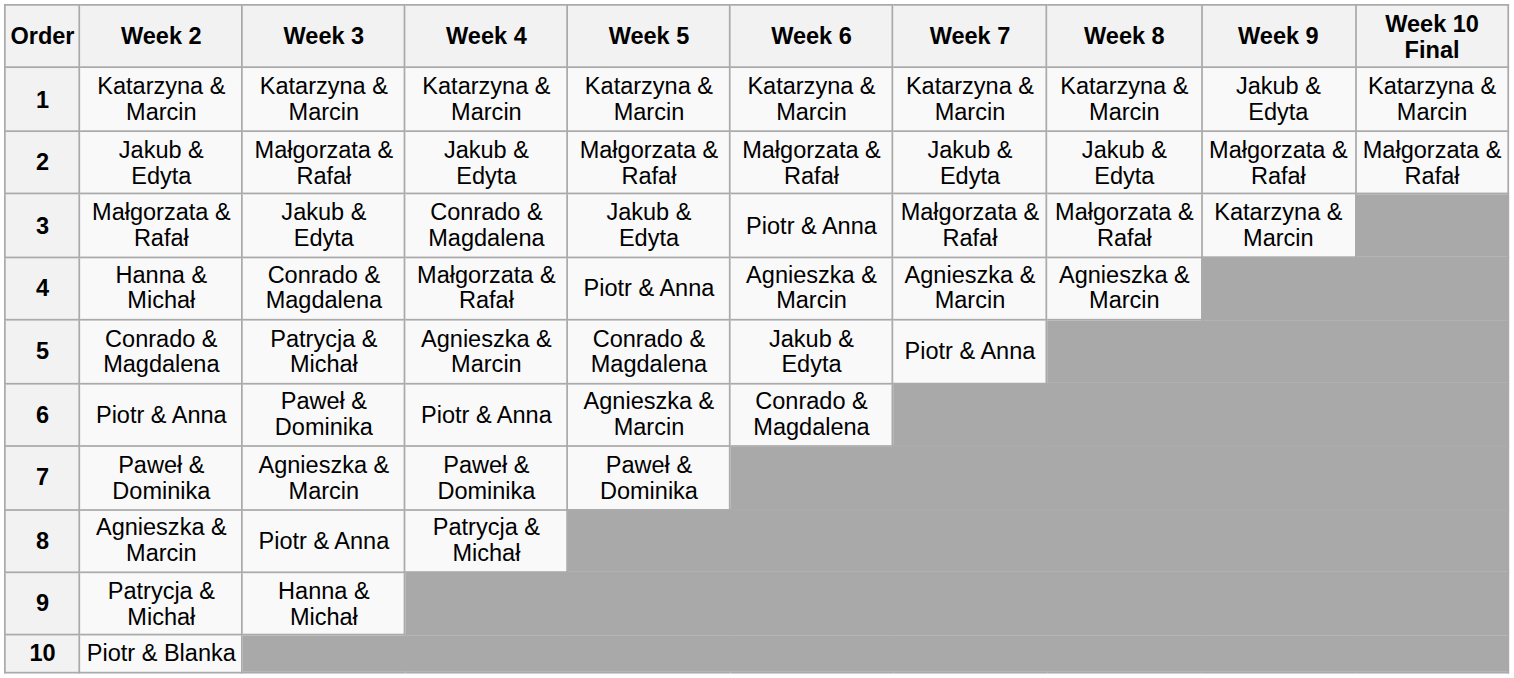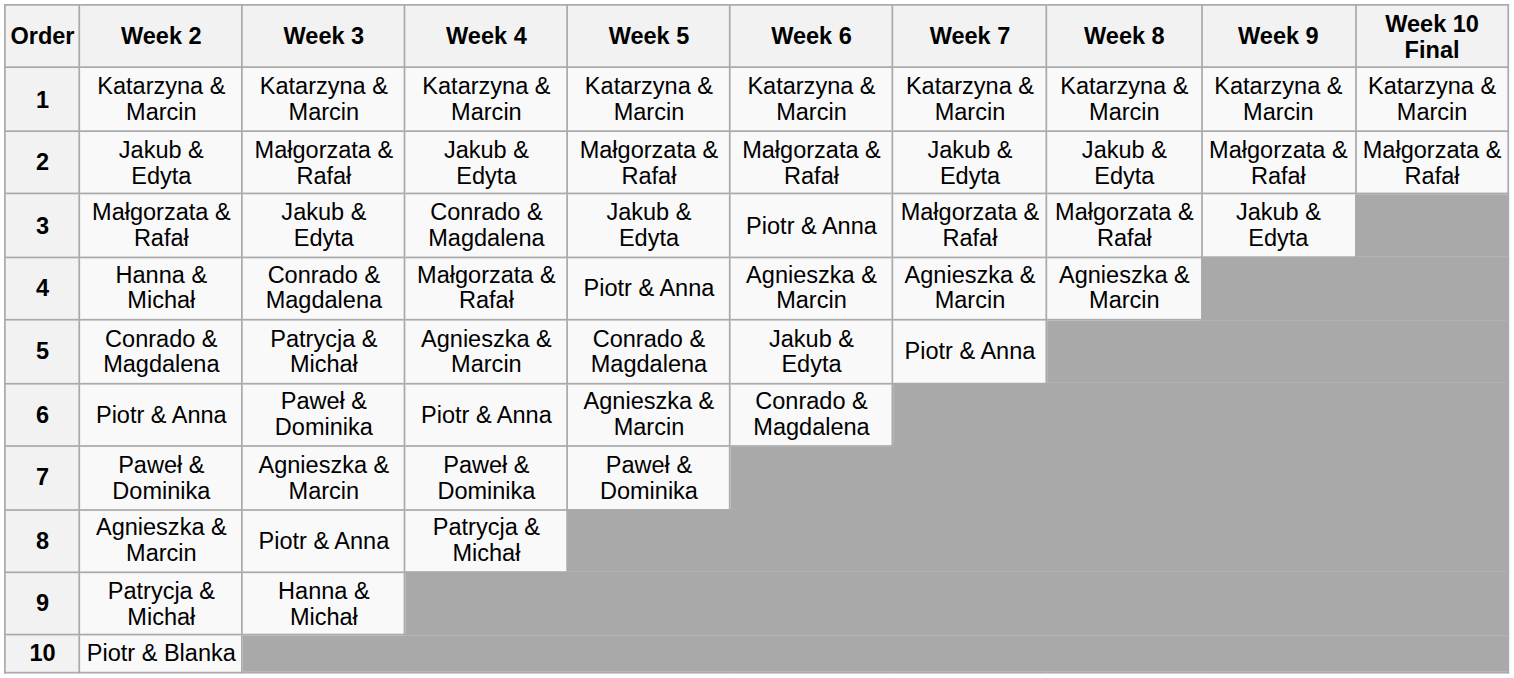(1278, 99) Jakub & Edyta -> (1278, 99) Katarzyna & Marcin
(1278, 225) Katarzyna & Marcin -> (1278, 225) Jakub & Edyta
